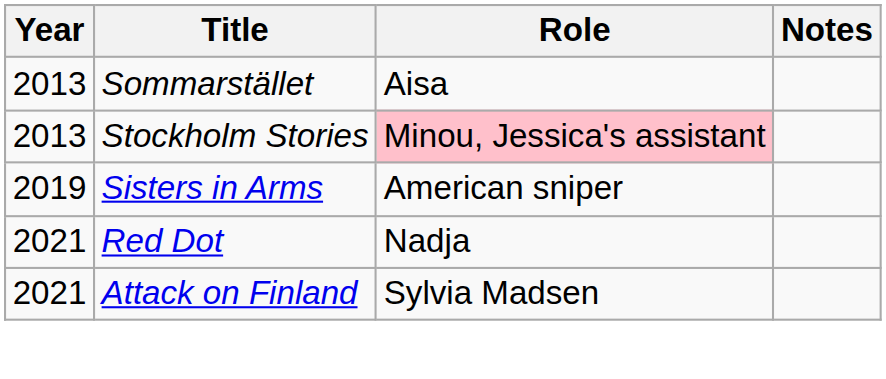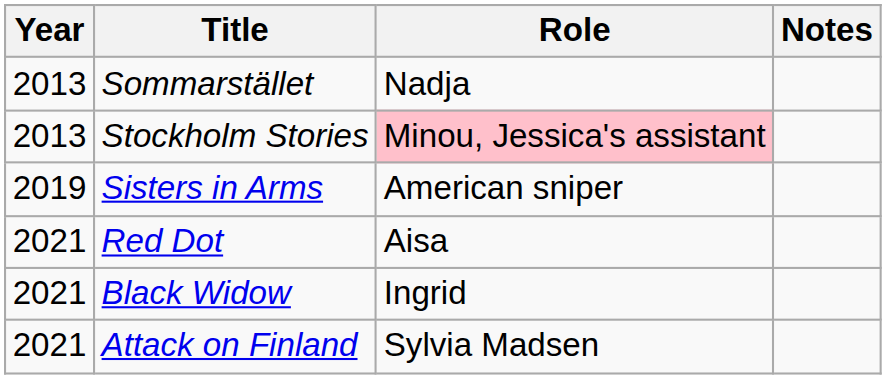(416, 83) Aisa -> (427, 83) Nadja
(427, 240) Nadja -> (416, 240) Aisa
+ row: (196, 293)
